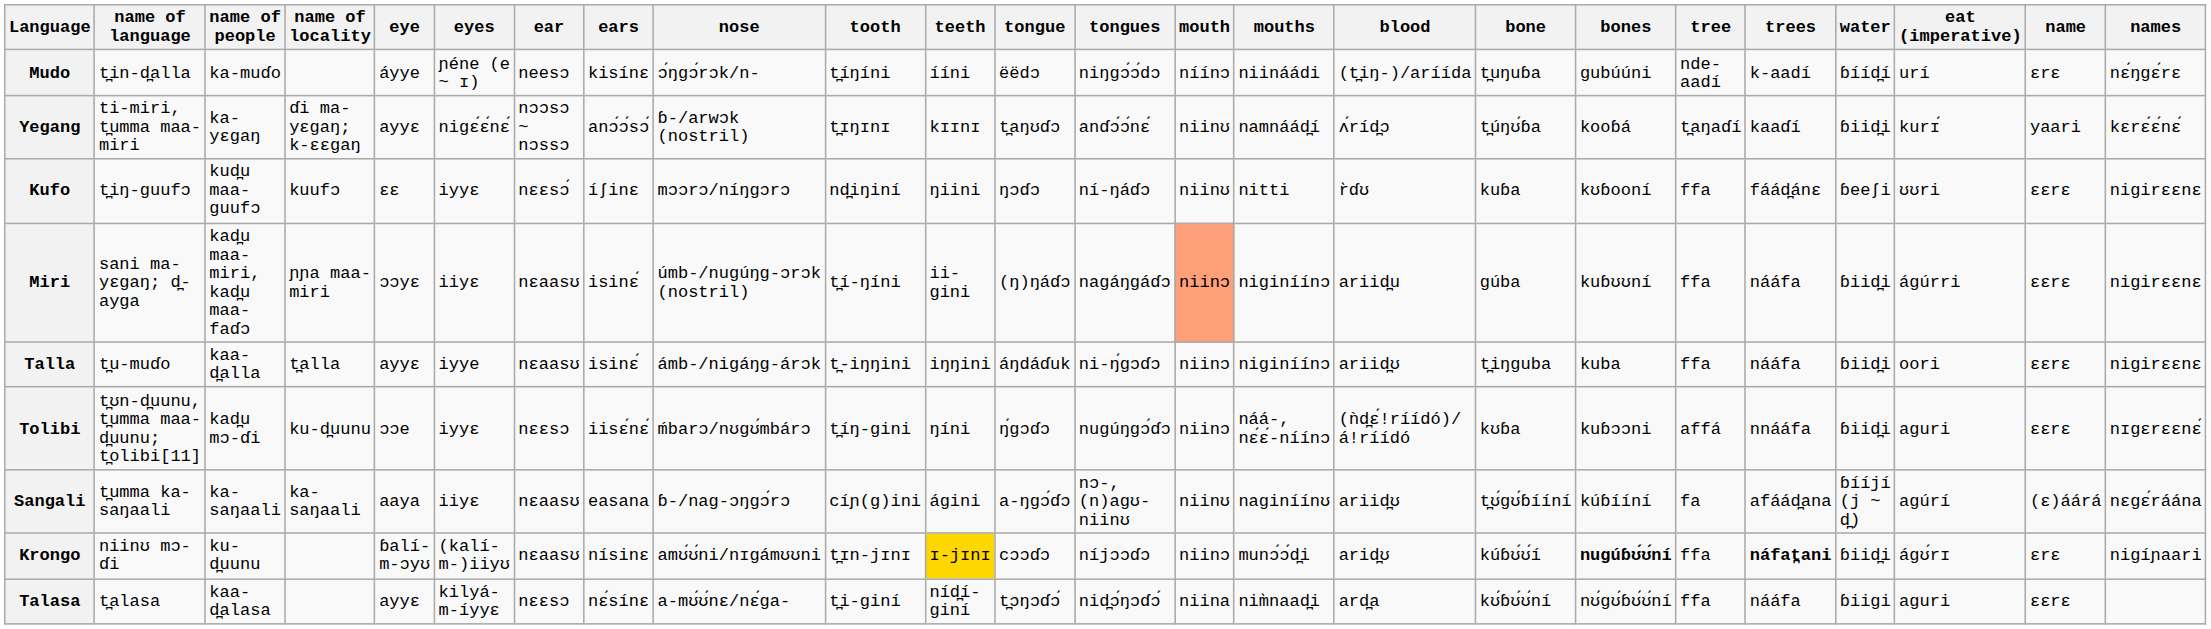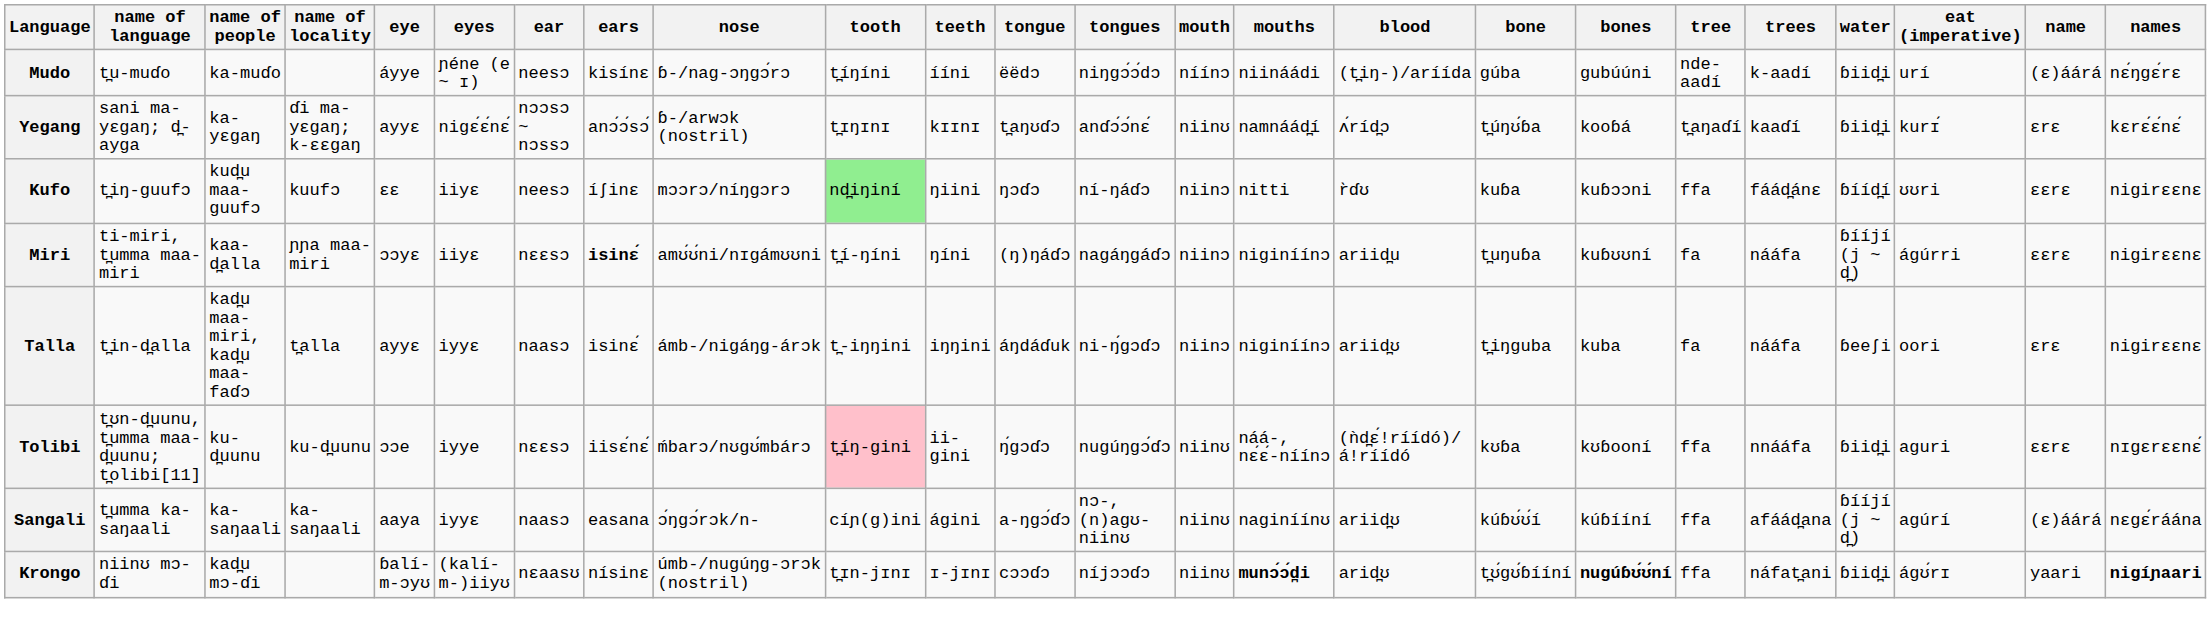(145, 73) t̪in-d̪alla -> (135, 73) t̪u-muɗo
(709, 73) ɔ́ŋgɔ́rɔk/n- -> (724, 73) ɓ-/nag-ɔŋgɔ́rɔ
(1510, 73) t̪uŋuɓa -> (1500, 73) gúba
(1865, 73) ɓííd̪í -> (1865, 73) ɓiid̪i
(2045, 73) ɛrɛ -> (2066, 73) (ɛ)áárá
(150, 127) ti-miri, t̪umma maa-miri -> (145, 127) sani ma-yɛgaŋ; d̪-ayga
(2055, 127) yaari -> (2045, 127) ɛrɛ
(459, 191) iyyɛ -> (459, 191) iiyɛ
(544, 191) nɛɛsɔ́ -> (544, 191) neesɔ
(865, 191) no background -> (865, 191) lightgreen background
(1205, 191) niinʊ -> (1205, 191) niinɔ
(1616, 191) kʊɓooní -> (1616, 191) kuɓɔɔni
(1865, 191) ɓeeʃi -> (1865, 191) ɓííd̪í
(145, 283) sani ma-yɛgaŋ; d̪-ayga -> (150, 255) ti-miri, t̪umma maa-miri
(235, 283) kad̪u maa-miri, kad̪u maa-faɗɔ -> (235, 255) kaa-d̪alla
(549, 283) nɛaasʊ -> (544, 255) nɛɛsɔ
(613, 283) normal -> (613, 255) bold
(739, 283) úmb-/nugúŋg-ɔrɔk (nostril) -> (739, 255) amʊ́ʊ́ni/nɪgámʊʊni
(950, 283) ii-gini -> (950, 255) ŋíni
(1205, 283) lightsalmon background -> (1205, 255) no background
(1500, 283) gúba -> (1510, 255) t̪uŋuɓa
(1695, 283) ffa -> (1690, 255) fa
(1865, 283) ɓiid̪i -> (1865, 255) ɓííjí (j ~ d̪)
(135, 365) t̪u-muɗo -> (145, 346) t̪in-d̪alla
(235, 365) kaa-d̪alla -> (235, 346) kad̪u maa-miri, kad̪u maa-faɗɔ
(459, 365) iyye -> (459, 346) iyyɛ
(549, 365) nɛaasʊ -> (544, 346) naasɔ
(1695, 365) ffa -> (1690, 346) fa
(1865, 365) ɓiid̪i -> (1865, 346) ɓeeʃi
(2050, 365) ɛɛrɛ -> (2045, 346) ɛrɛ
(235, 429) kad̪u mɔ-ɗi -> (235, 447) ku-d̪uunu
(459, 429) iyyɛ -> (459, 447) iyye
(870, 429) no background -> (870, 447) pink background
(950, 429) ŋíni -> (950, 447) ii-gini
(1205, 429) niinɔ -> (1205, 447) niinʊ
(1616, 429) kuɓɔɔni -> (1616, 447) kʊɓooní
(1701, 429) affá -> (1695, 447) ffa
(459, 502) iiyɛ -> (459, 520) iyyɛ
(549, 502) nɛaasʊ -> (544, 520) naasɔ
(724, 502) ɓ-/nag-ɔŋgɔ́rɔ -> (709, 520) ɔ́ŋgɔ́rɔk/n-
(1526, 502) t̪ʊ́gʊ́ɓííní -> (1510, 520) kúɓʊ́ʊ́í
(1690, 502) fa -> (1695, 520) ffa
(235, 556) ku-d̪uunu -> (235, 575) kad̪u mɔ-ɗi
(739, 556) amʊ́ʊ́ni/nɪgámʊʊni -> (739, 575) úmb-/nugúŋg-ɔrɔk (nostril)
(960, 556) gold background -> (960, 575) no background
(1205, 556) niinɔ -> (1205, 575) niinʊ
(1274, 556) normal -> (1274, 575) bold
(1510, 556) kúɓʊ́ʊ́í -> (1526, 575) t̪ʊ́gʊ́ɓííní
(1791, 556) bold -> (1791, 575) normal
(2045, 556) ɛrɛ -> (2055, 575) yaari
(2156, 556) normal -> (2156, 575) bold
- row: (50, 601)
